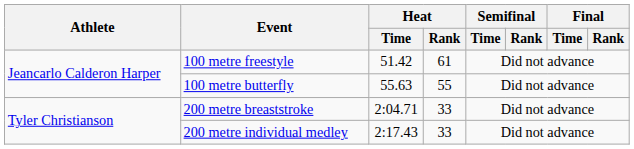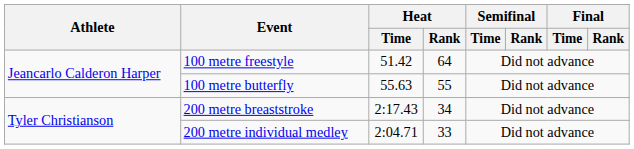(445, 62) 61 -> (445, 62) 64
(396, 109) 2:04.71 -> (396, 109) 2:17.43
(445, 109) 33 -> (445, 109) 34
(396, 132) 2:17.43 -> (396, 132) 2:04.71
